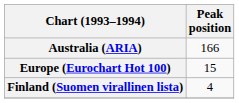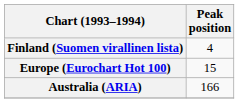rows swapped: (95, 48) <-> (95, 87)
